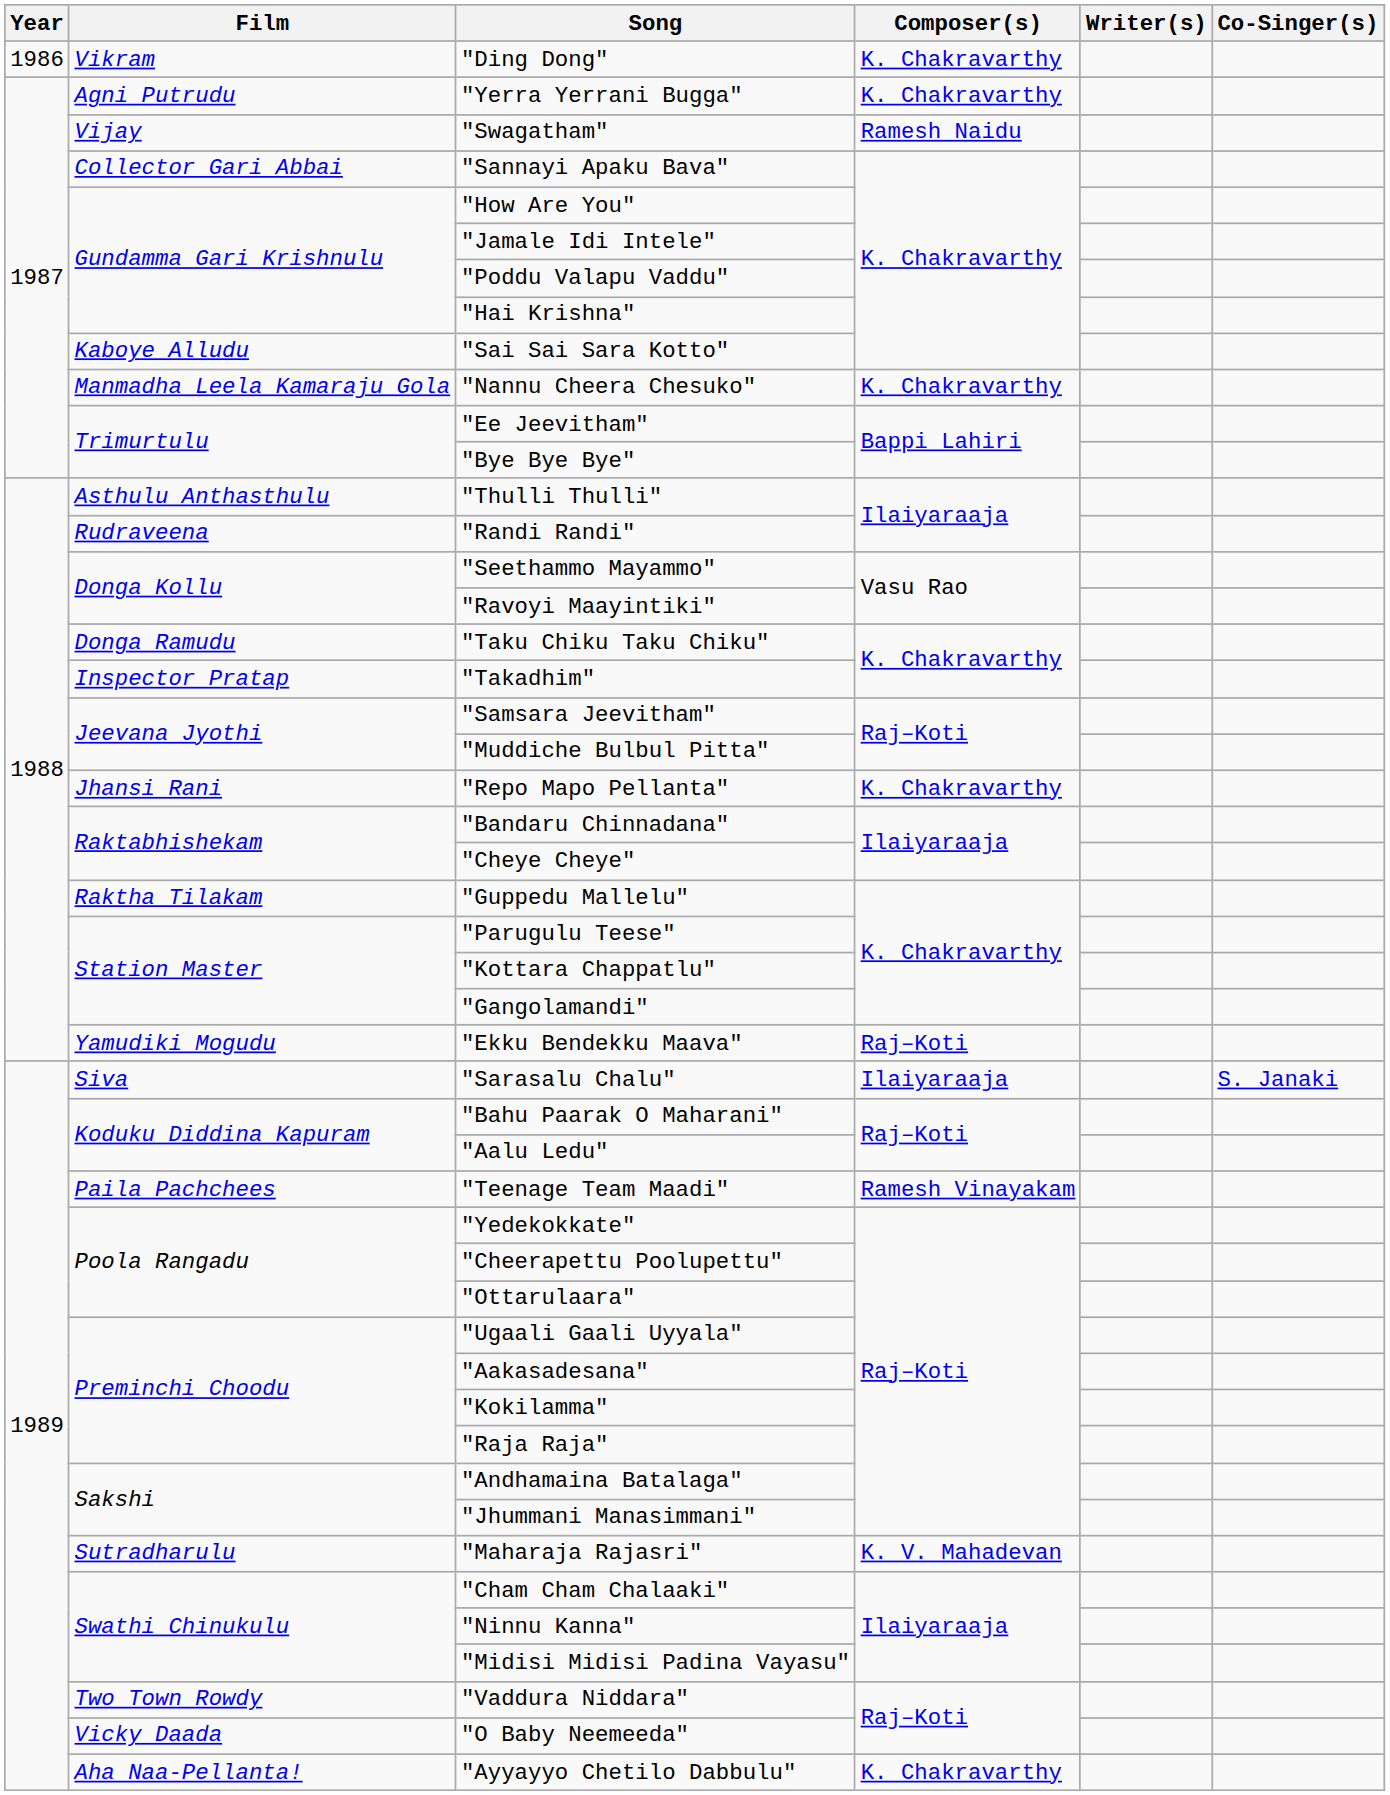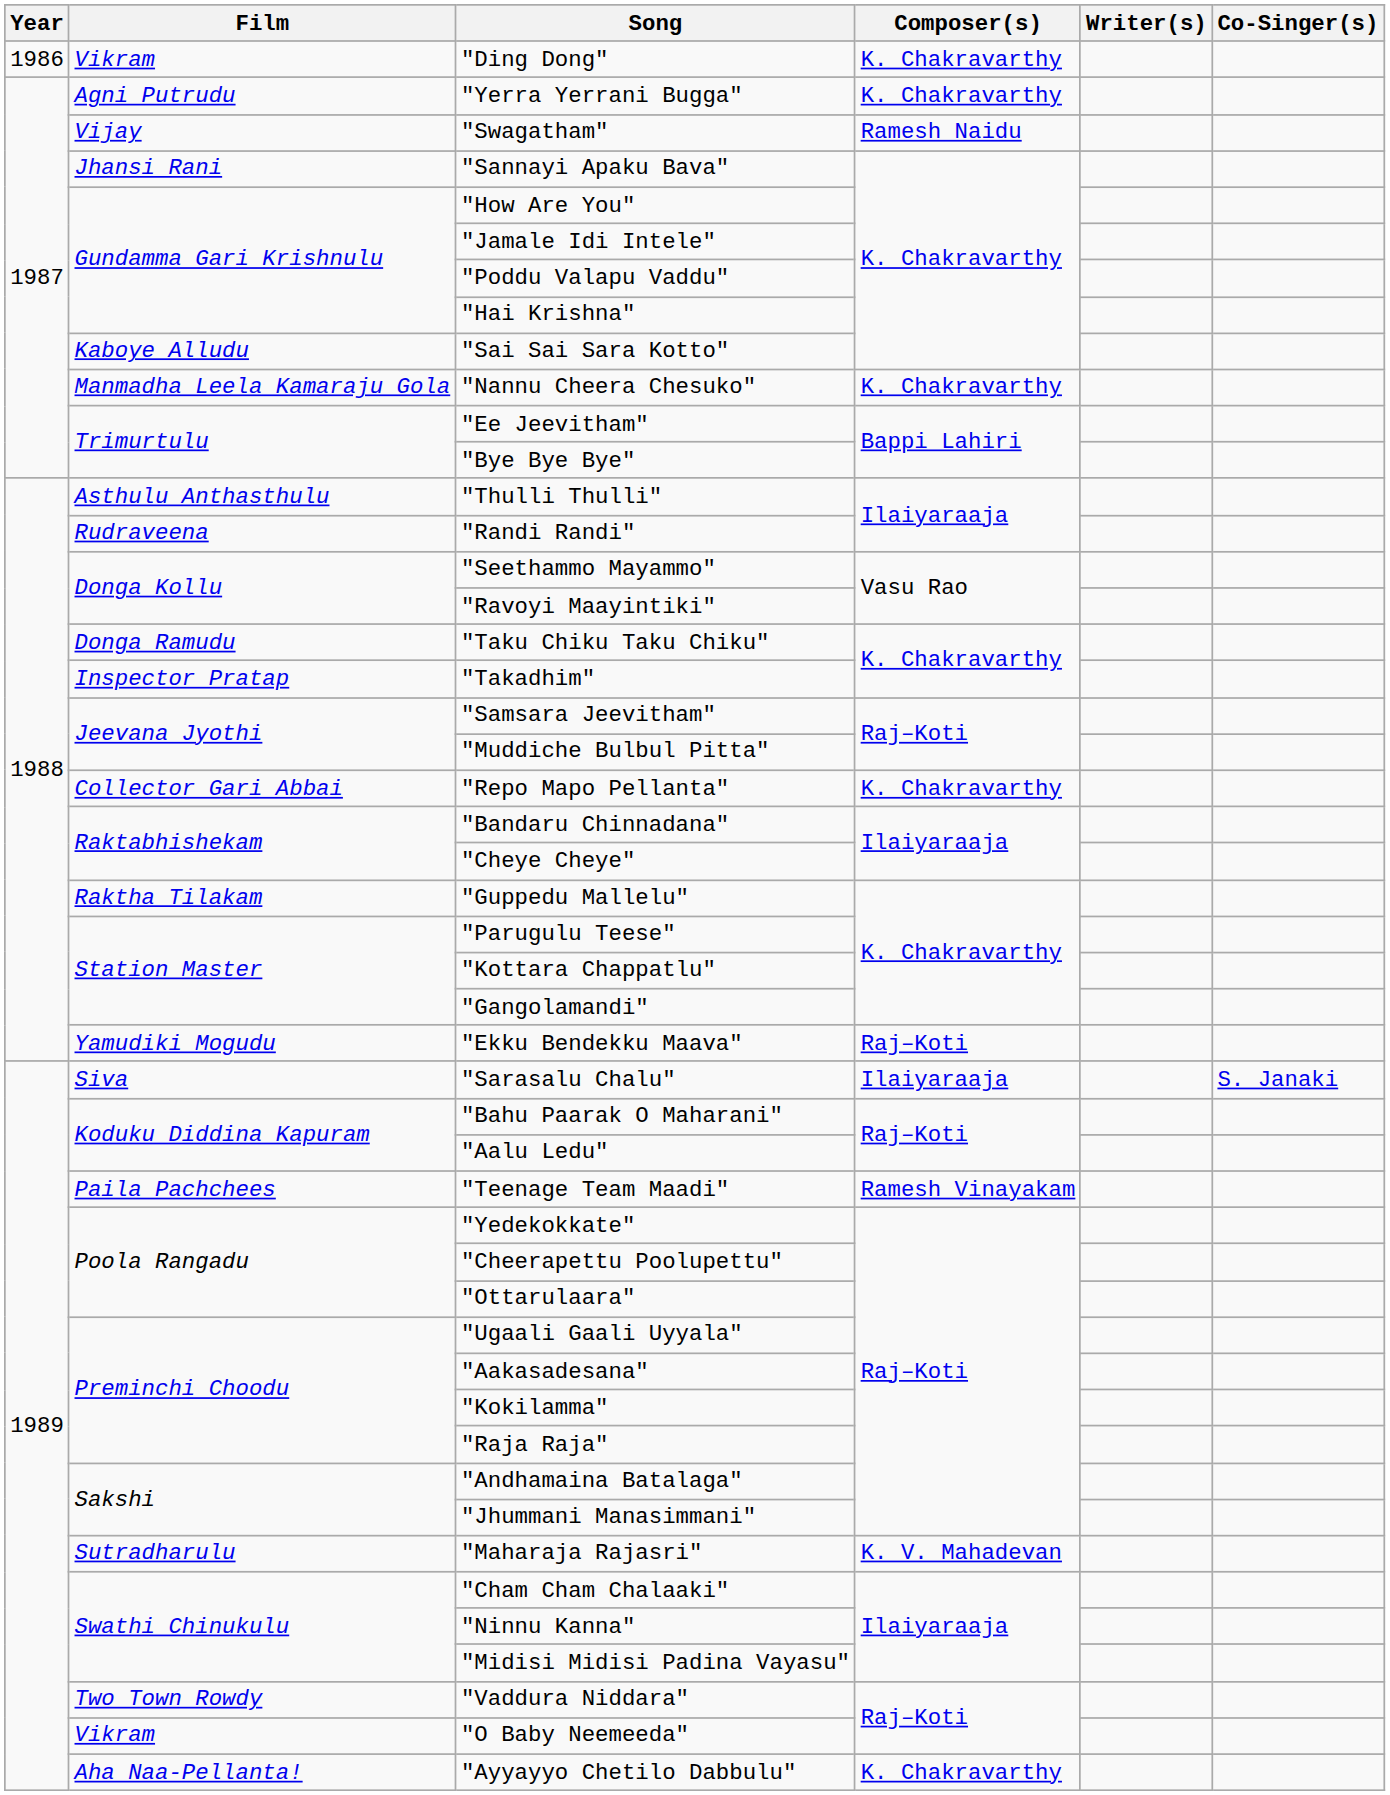(209, 169) Collector Gari Abbai -> (148, 169) Jhansi Rani
(148, 788) Jhansi Rani -> (209, 788) Collector Gari Abbai
(148, 1736) Vicky Daada -> (115, 1736) Vikram
